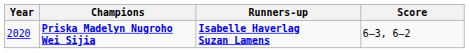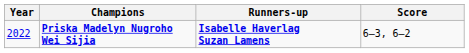(19, 34) 2020 -> (19, 34) 2022
